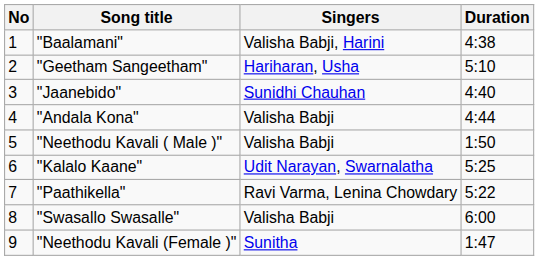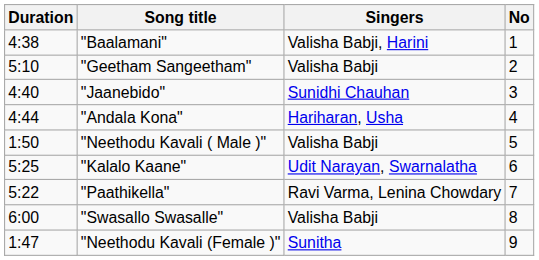columns swapped: (19, 17) <-> (497, 17)
(301, 68) Hariharan, Usha -> (333, 68) Valisha Babji
(289, 118) Valisha Babji -> (345, 118) Hariharan, Usha
